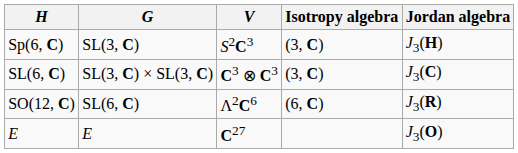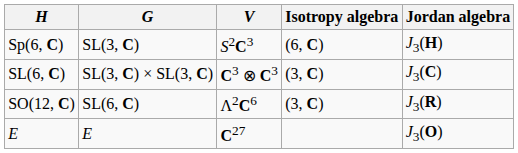(304, 44) (3, C) -> (304, 44) (6, C)
(304, 104) (6, C) -> (304, 104) (3, C)
